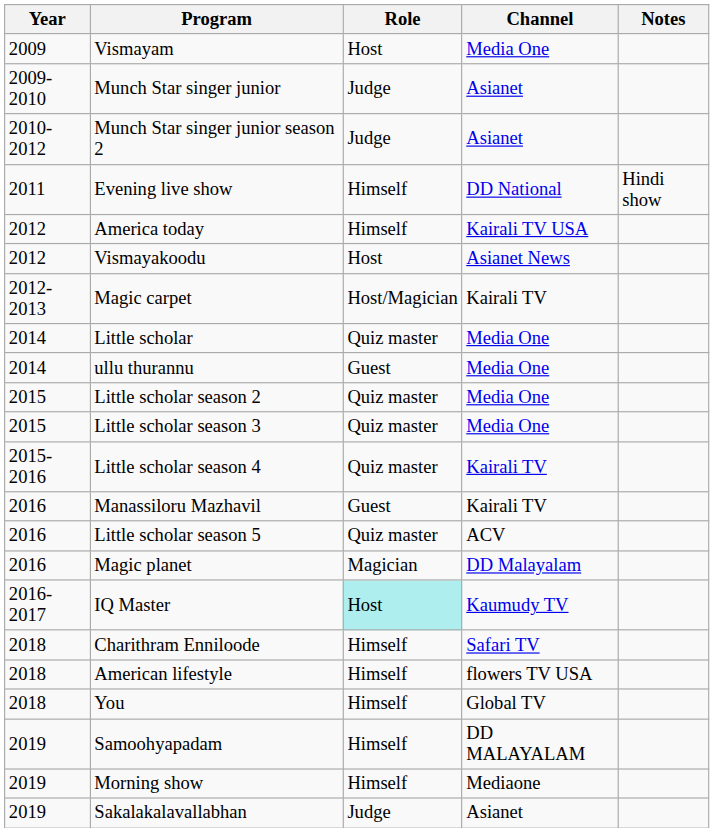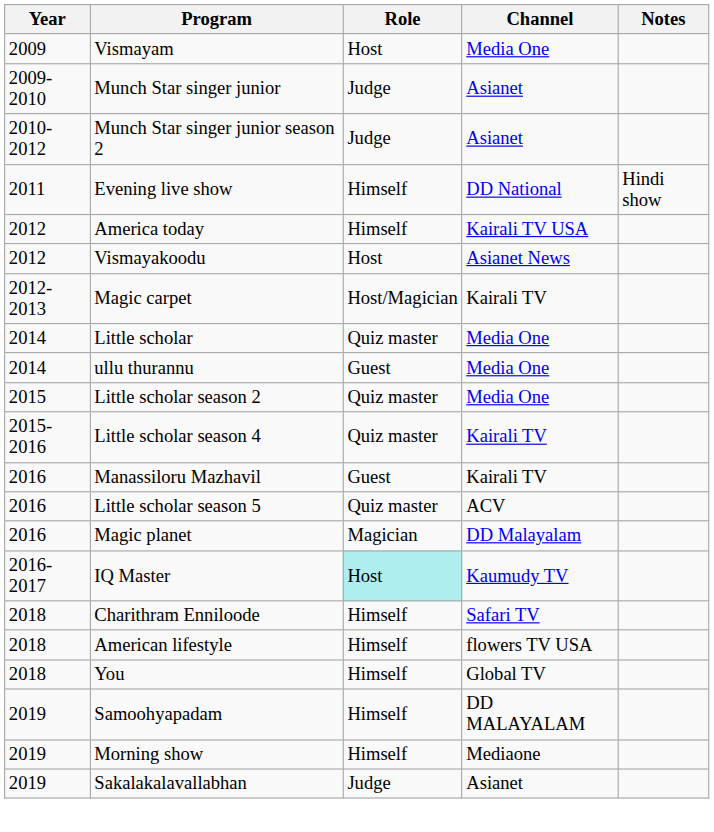- row: (178, 426)
